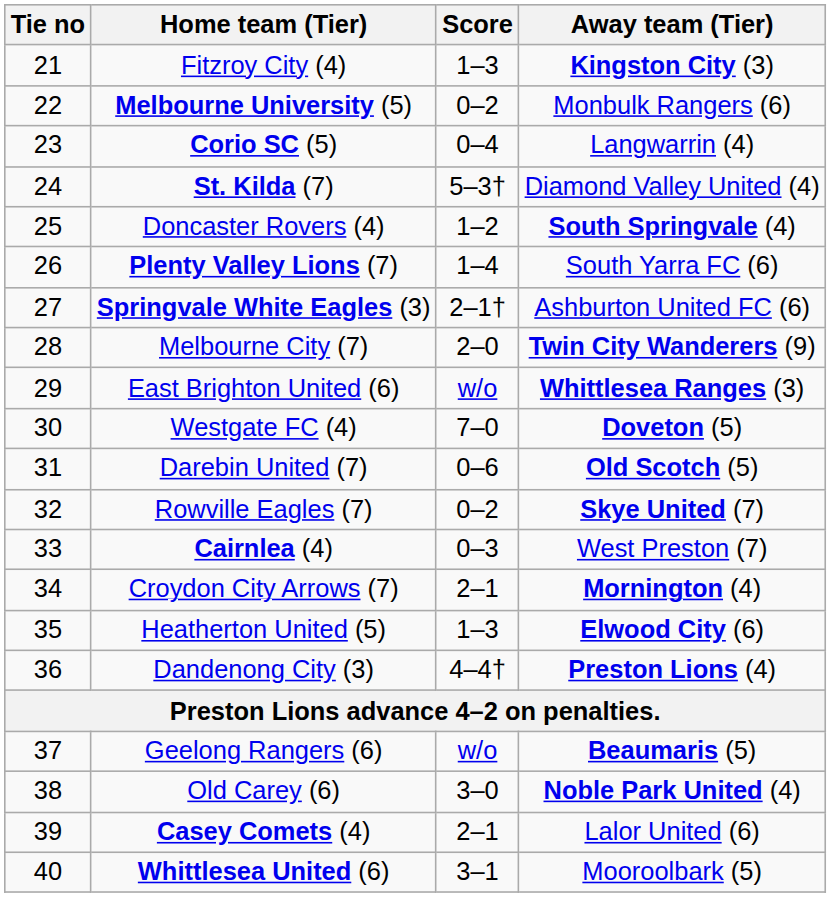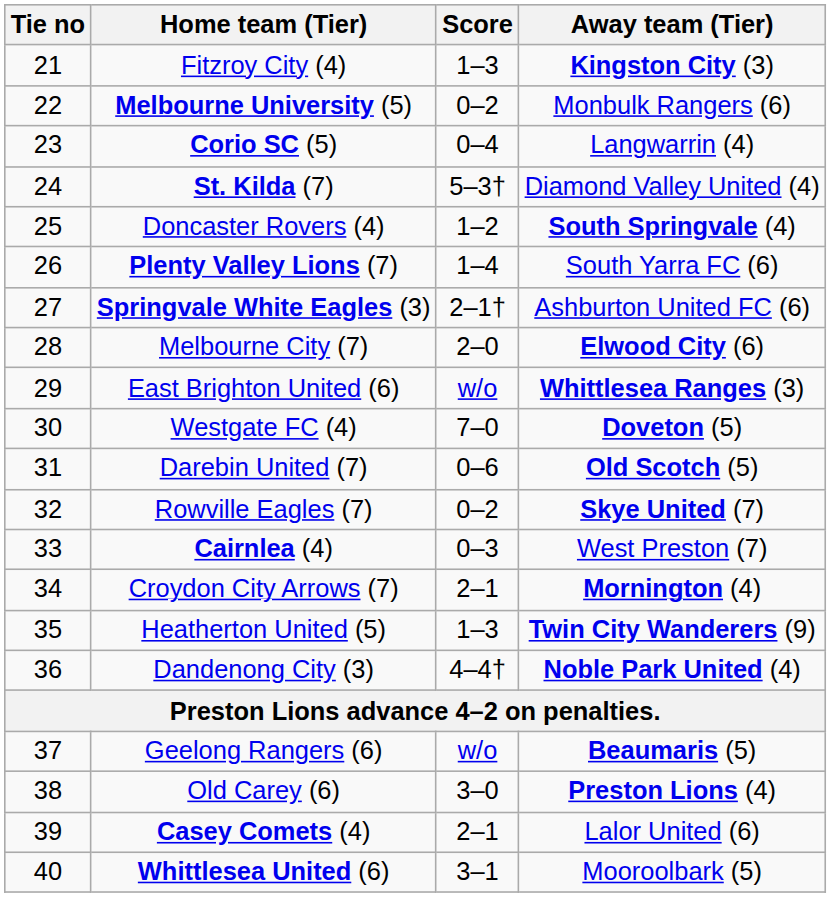(672, 347) Twin City Wanderers (9) -> (672, 347) Elwood City (6)
(672, 629) Elwood City (6) -> (672, 629) Twin City Wanderers (9)
(672, 670) Preston Lions (4) -> (672, 670) Noble Park United (4)
(672, 791) Noble Park United (4) -> (672, 791) Preston Lions (4)
